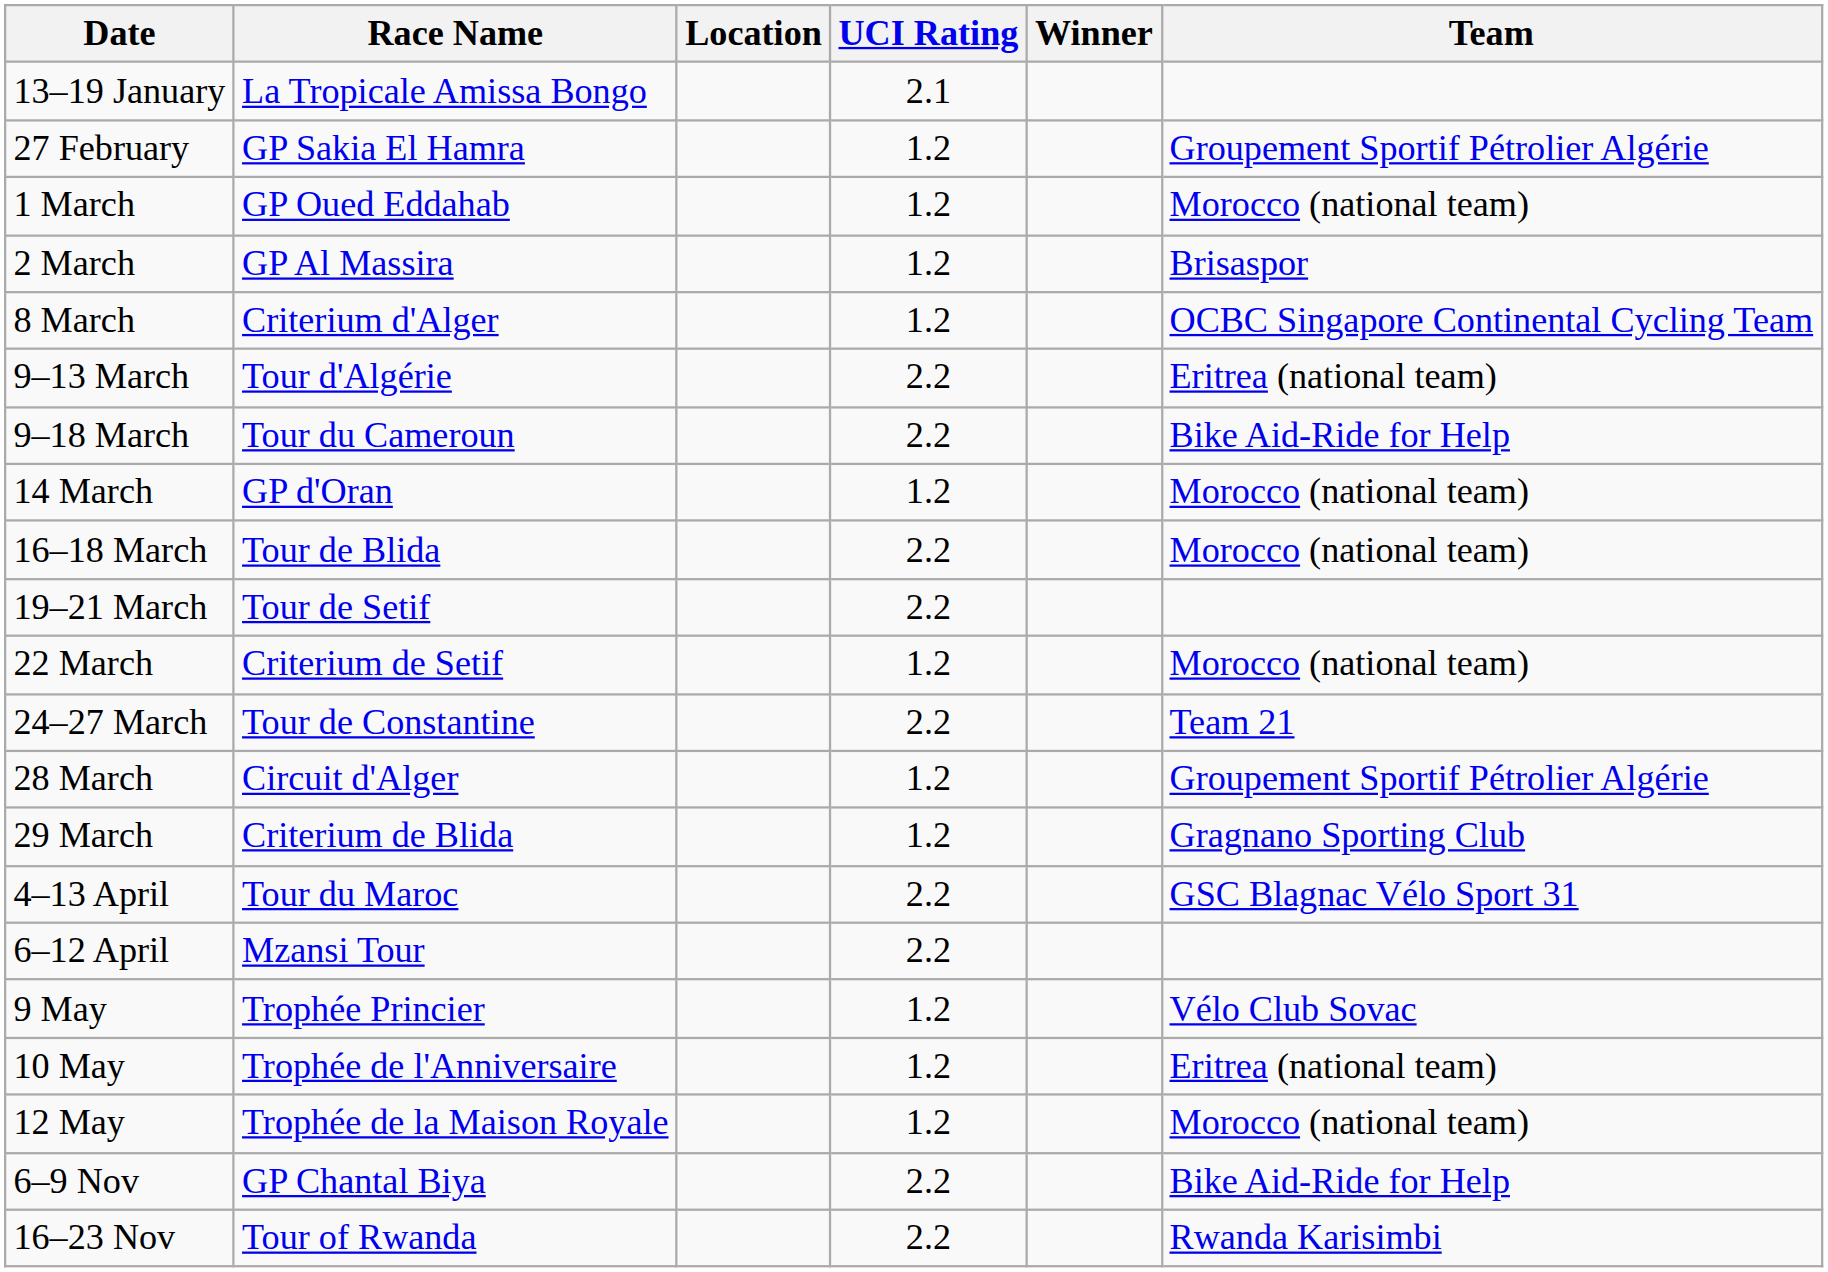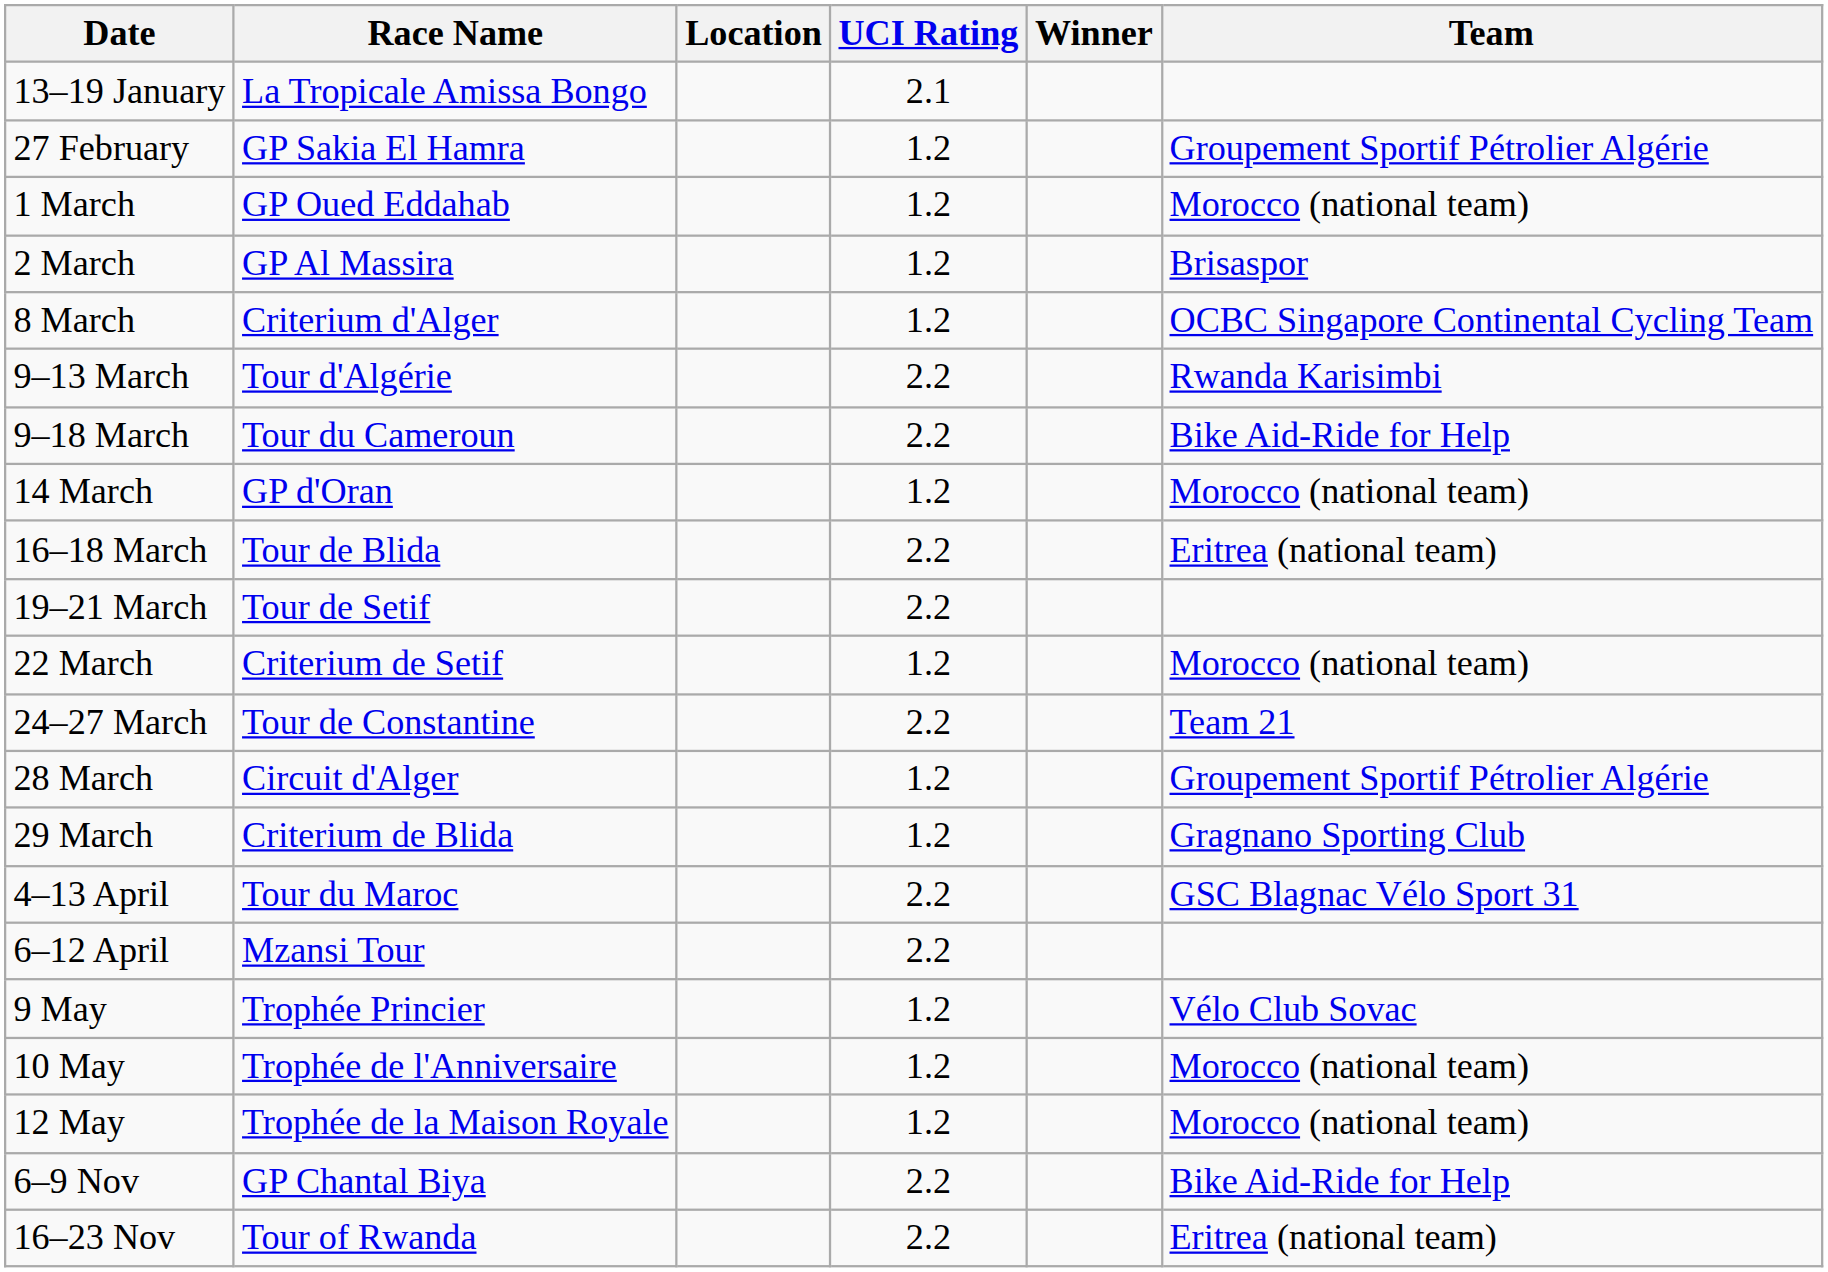(1333, 377) Eritrea (national team) -> (1306, 377) Rwanda Karisimbi
(1349, 549) Morocco (national team) -> (1333, 549) Eritrea (national team)
(1333, 1065) Eritrea (national team) -> (1349, 1065) Morocco (national team)
(1306, 1237) Rwanda Karisimbi -> (1333, 1237) Eritrea (national team)
